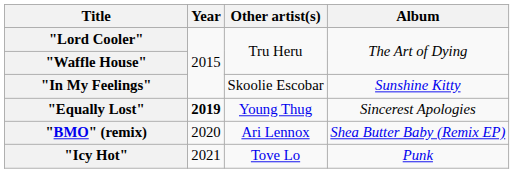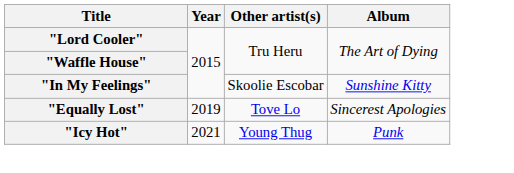(206, 109) bold -> (206, 109) normal
(276, 109) Young Thug -> (276, 109) Tove Lo
- row: (96, 132)
(276, 156) Tove Lo -> (276, 132) Young Thug
